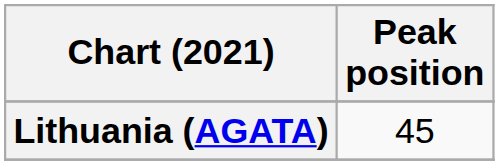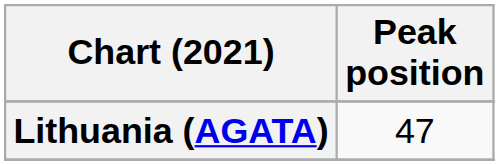(415, 130) 45 -> (415, 130) 47
